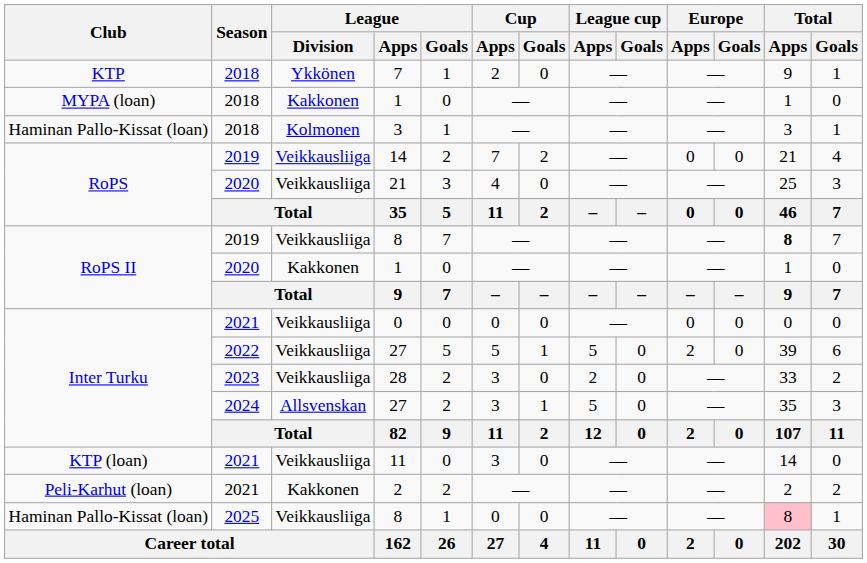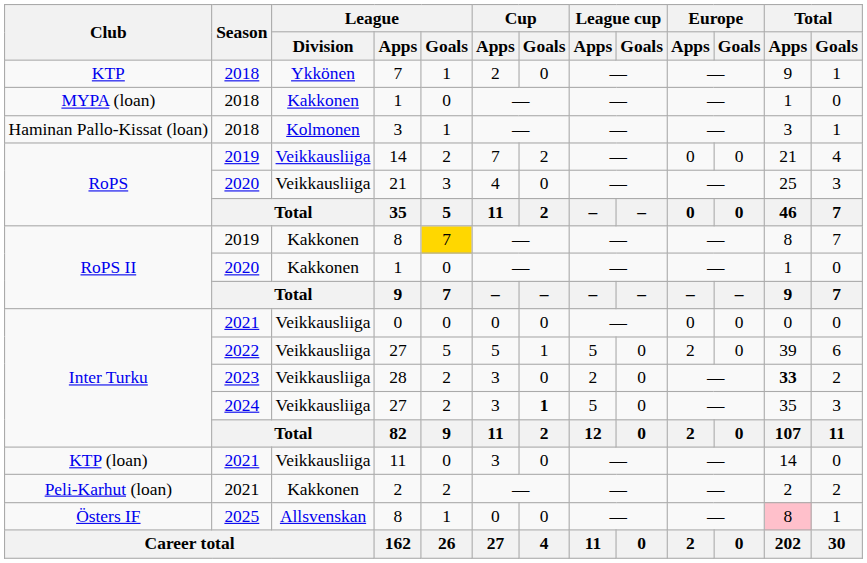(323, 239) Veikkausliiga -> (323, 239) Kakkonen
(447, 239) no background -> (447, 239) gold background
(788, 239) bold -> (788, 239) normal
(788, 377) normal -> (788, 377) bold
(323, 405) Allsvenskan -> (323, 405) Veikkausliiga
(544, 405) normal -> (544, 405) bold
(108, 516) Haminan Pallo-Kissat (loan) -> (108, 516) Östers IF
(323, 516) Veikkausliiga -> (323, 516) Allsvenskan
